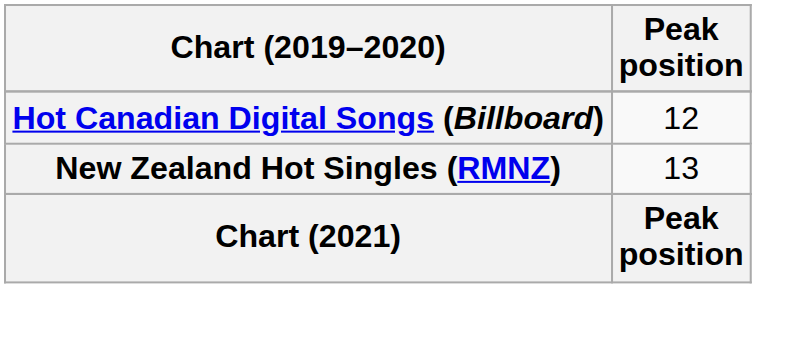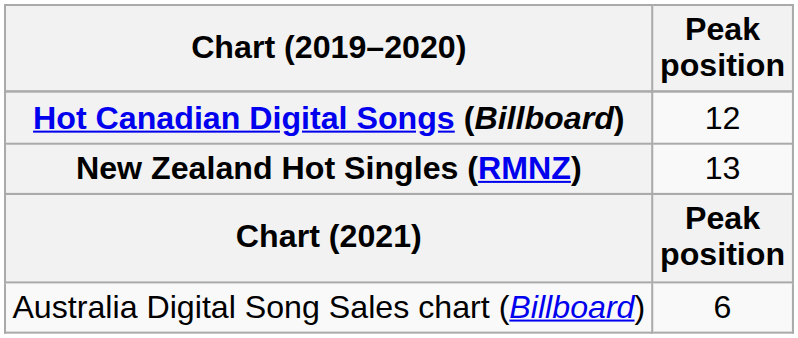+ row: (329, 306)
